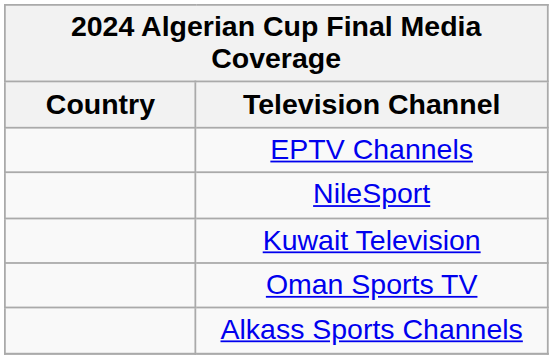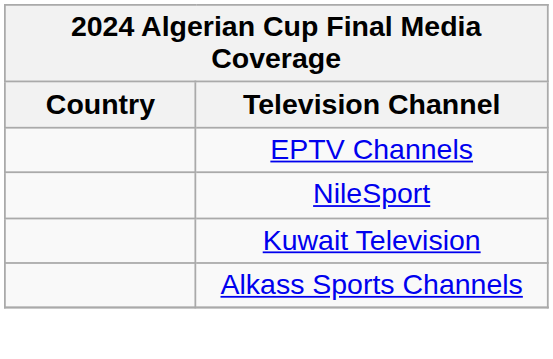- row: (372, 284)
